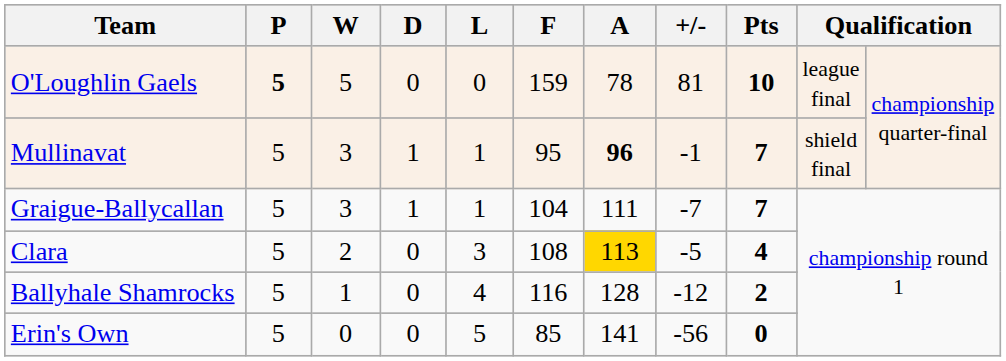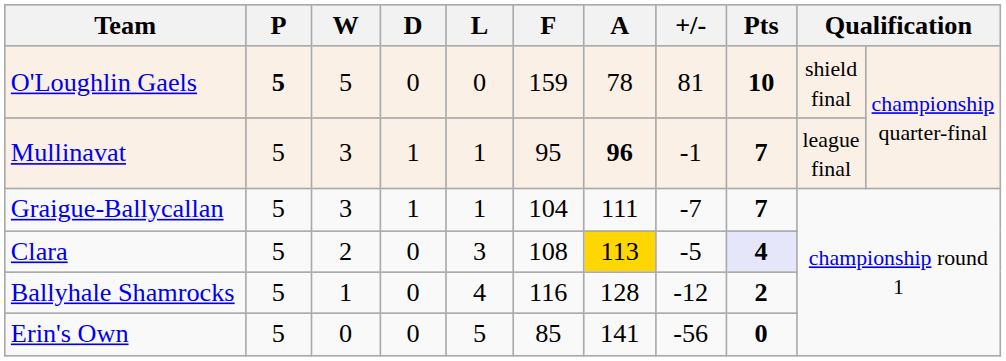(831, 83) league final -> (831, 83) shield final
(831, 154) shield final -> (831, 154) league final
(761, 250) no background -> (761, 250) lavender background
